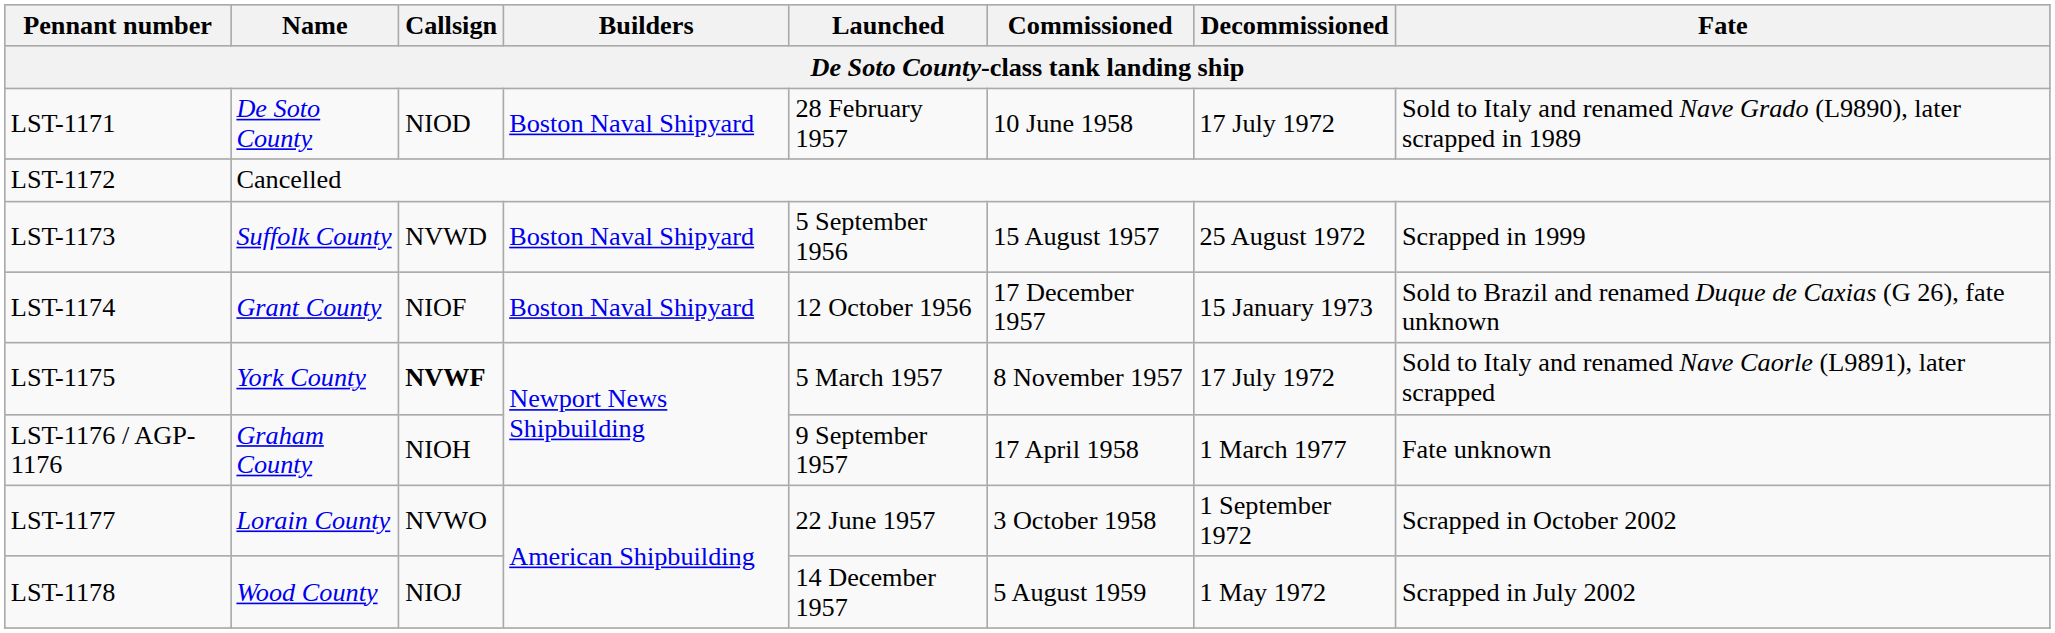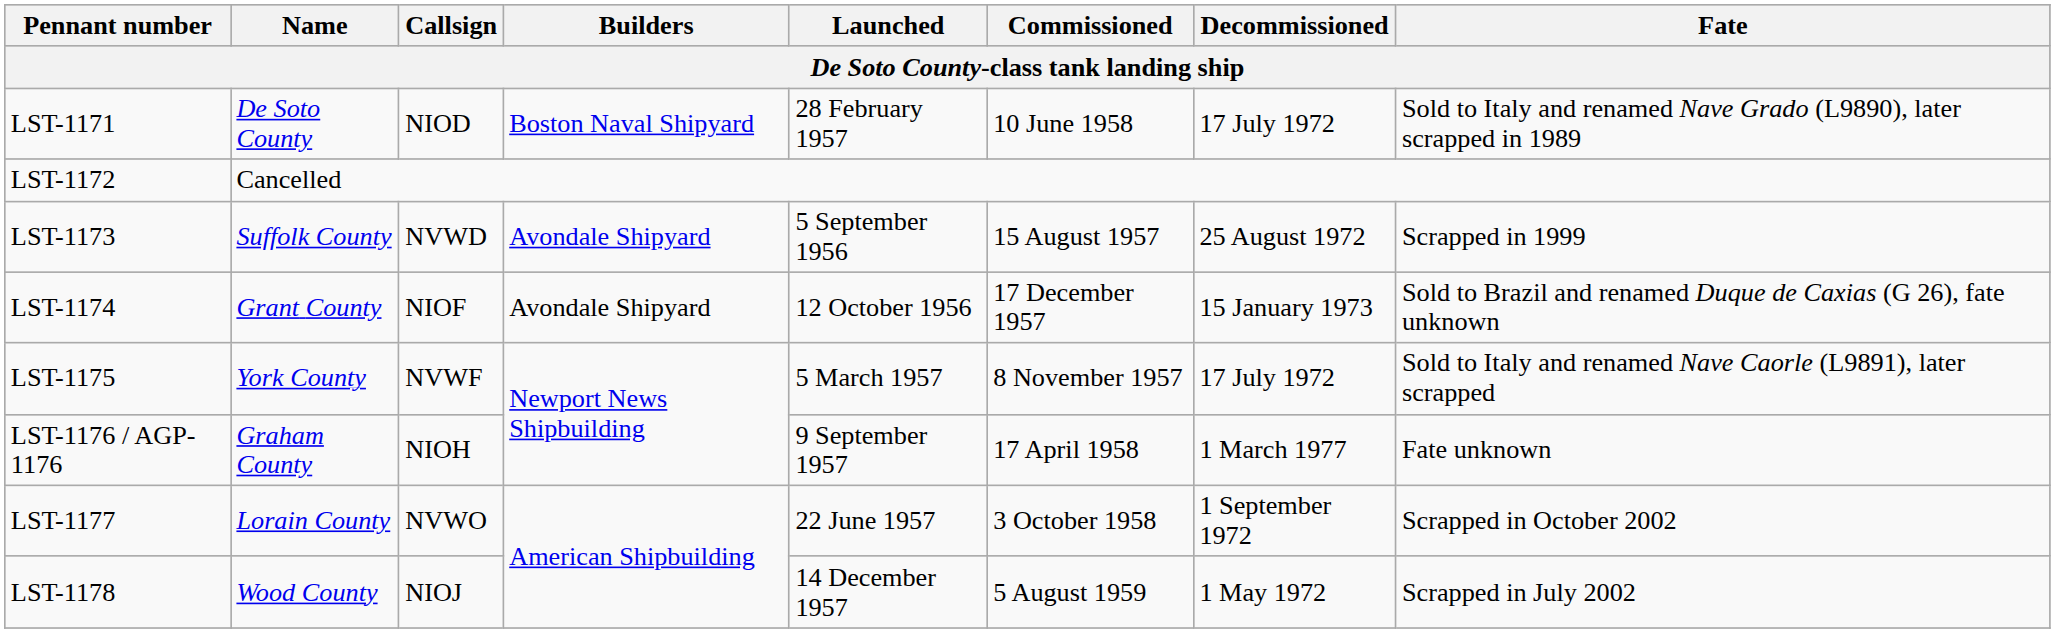(632, 236) Boston Naval Shipyard -> (610, 236) Avondale Shipyard
(632, 307) Boston Naval Shipyard -> (610, 307) Avondale Shipyard
(445, 378) bold -> (444, 378) normal
